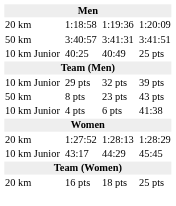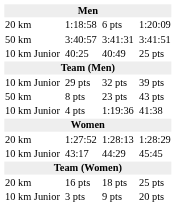(118, 25) 1:19:36 -> (112, 25) 6 pts
(112, 111) 6 pts -> (118, 111) 1:19:36
+ row: (75, 196)
